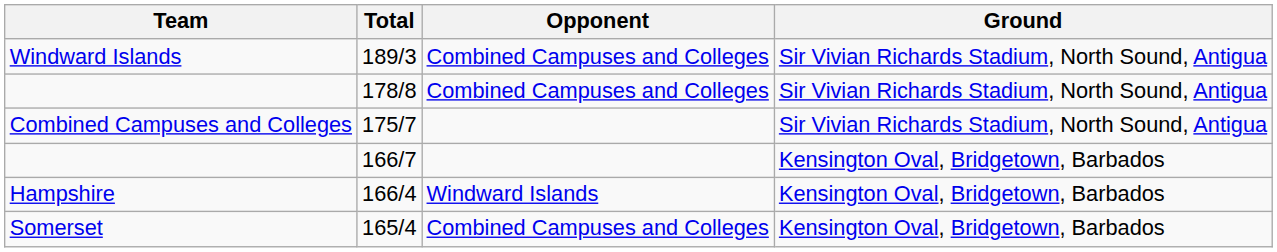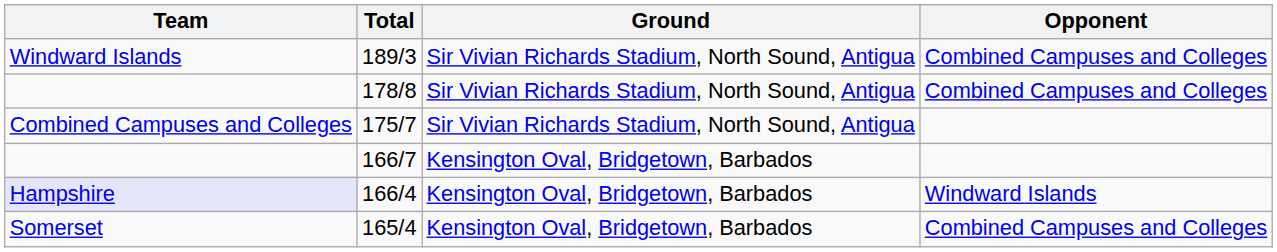columns swapped: (598, 21) <-> (1023, 21)
(62, 194) no background -> (62, 194) lavender background
